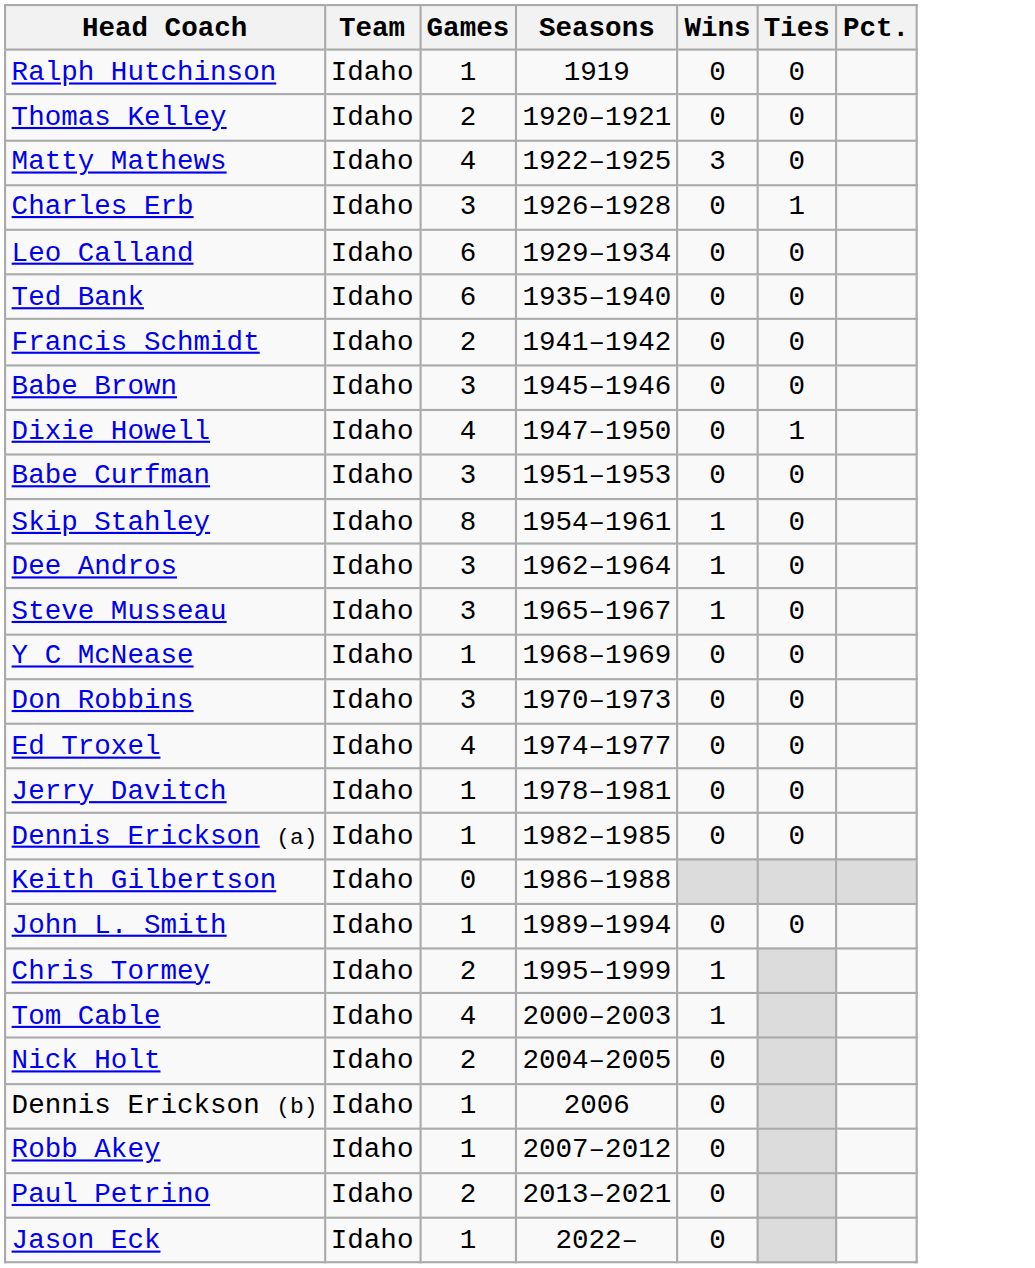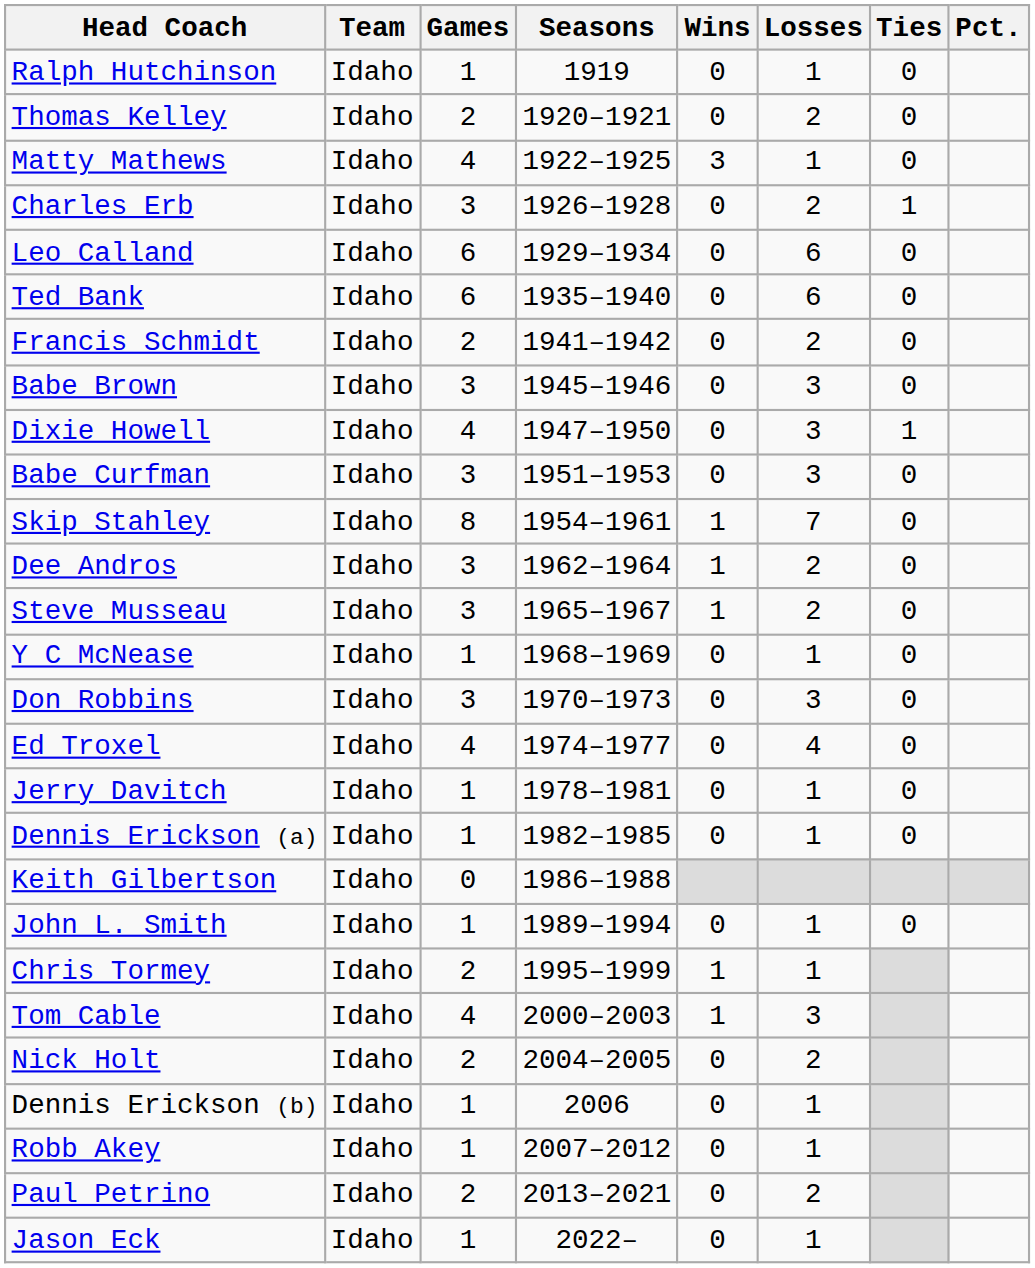+ column: (813, 28)
